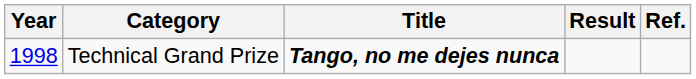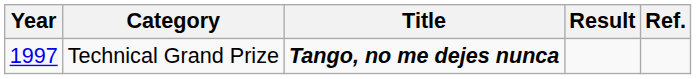(34, 55) 1998 -> (34, 55) 1997
